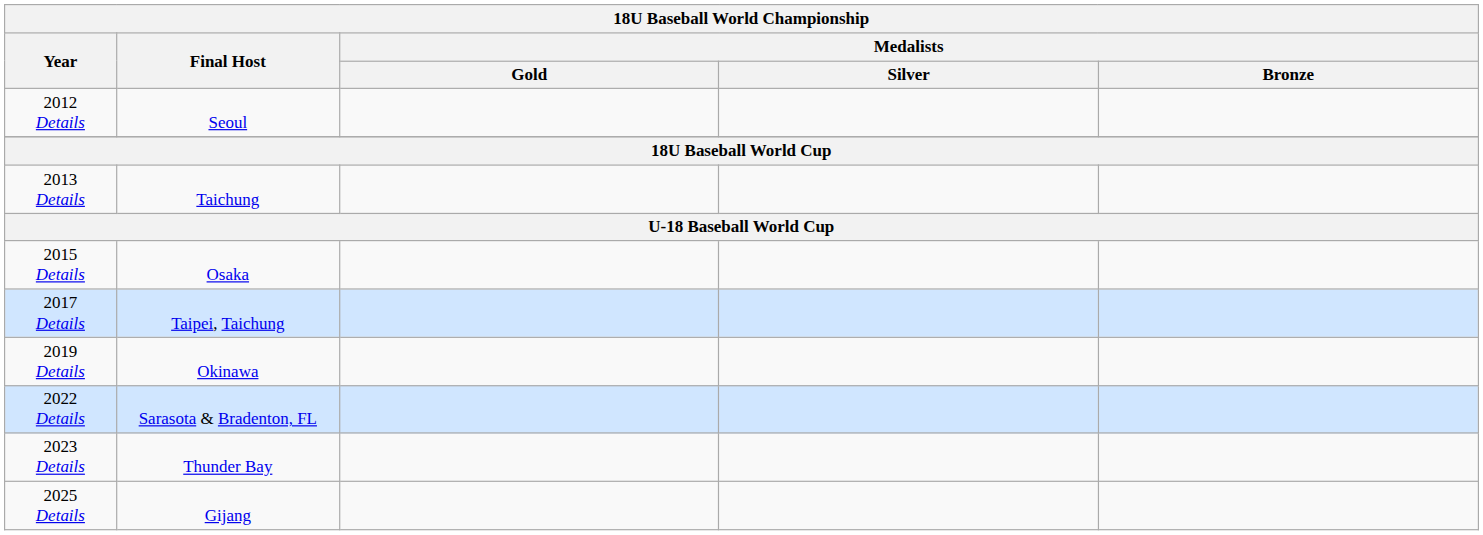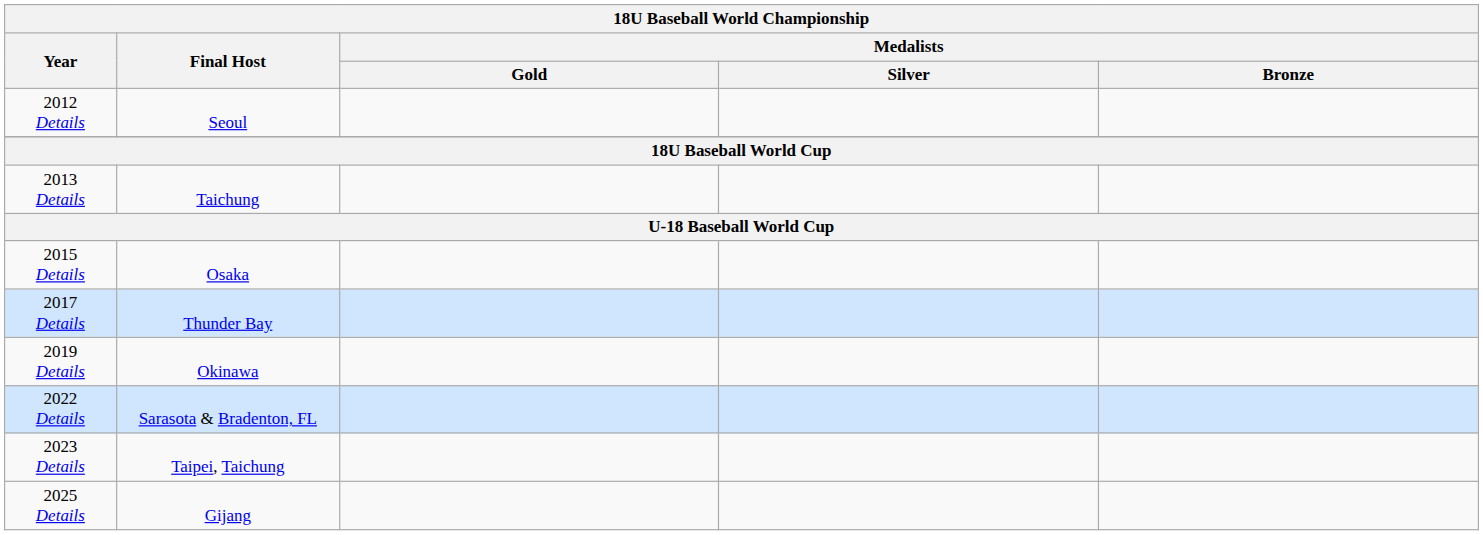(228, 323) Taipei, Taichung -> (228, 323) Thunder Bay
(228, 467) Thunder Bay -> (228, 467) Taipei, Taichung
